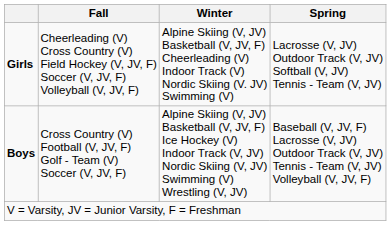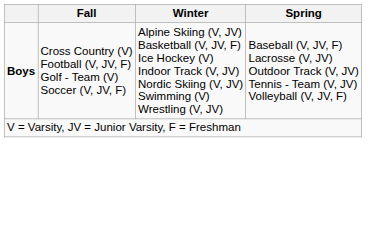- row: (20, 64)
